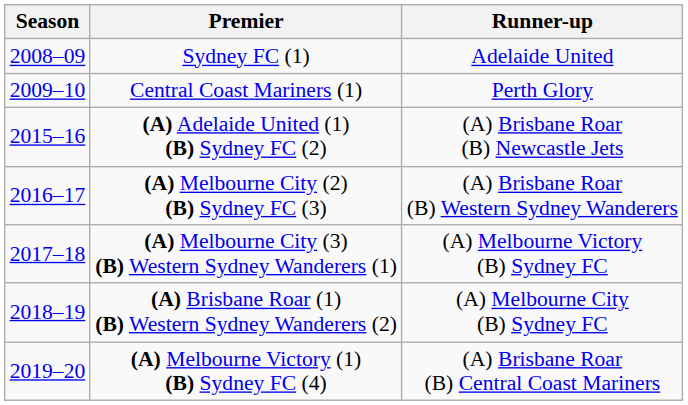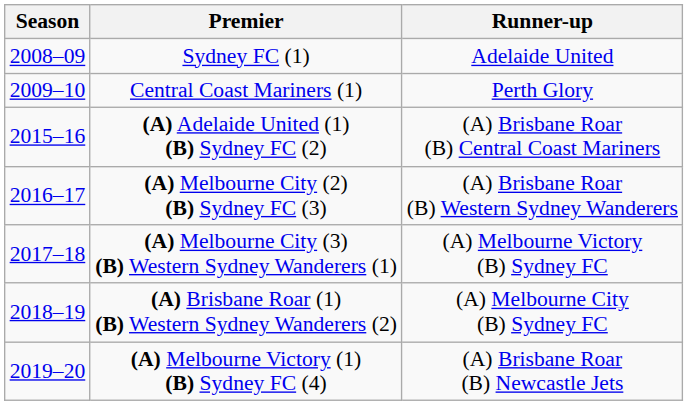(542, 136) (A) Brisbane Roar (B) Newcastle Jets -> (542, 136) (A) Brisbane Roar (B) Central Coast Mariners
(542, 370) (A) Brisbane Roar (B) Central Coast Mariners -> (542, 370) (A) Brisbane Roar (B) Newcastle Jets
